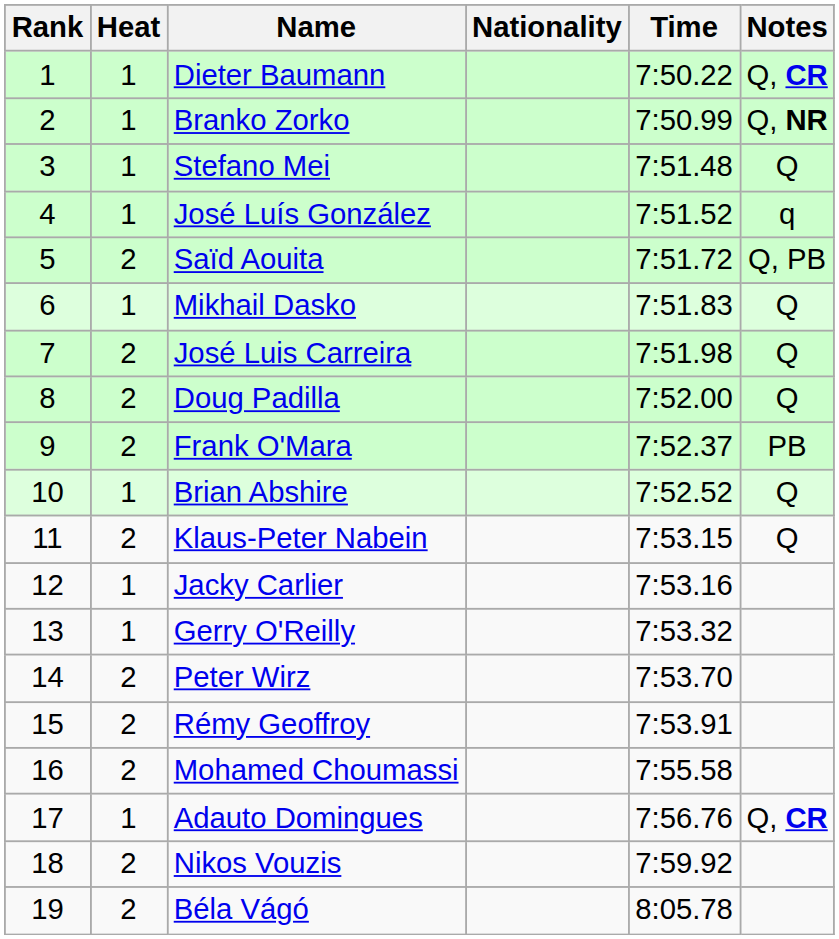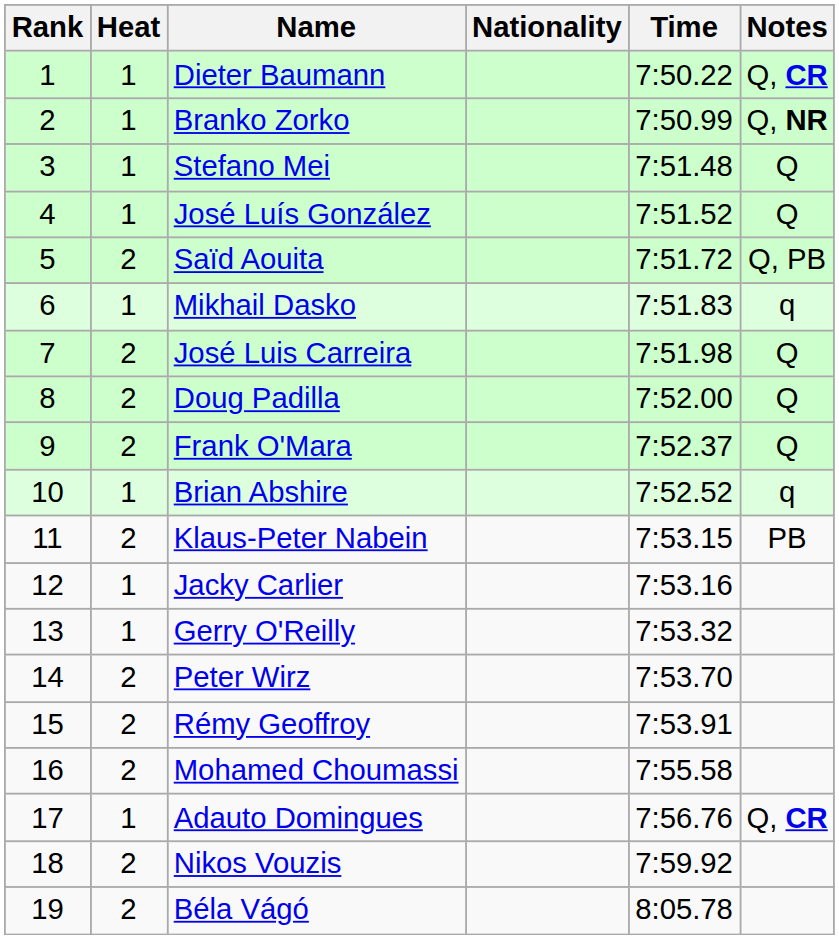(787, 213) q -> (787, 213) Q
(787, 306) Q -> (787, 306) q
(787, 445) PB -> (787, 445) Q
(787, 492) Q -> (787, 492) q
(787, 538) Q -> (787, 538) PB
